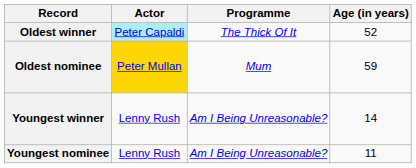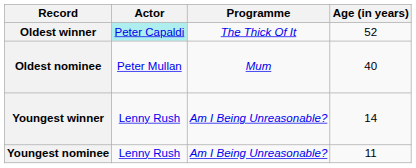(149, 66) gold background -> (149, 66) no background
(371, 66) 59 -> (371, 66) 40
